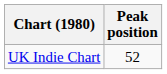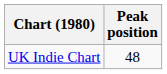(133, 56) 52 -> (133, 56) 48
